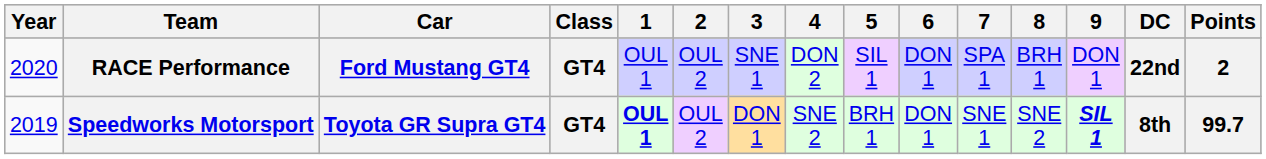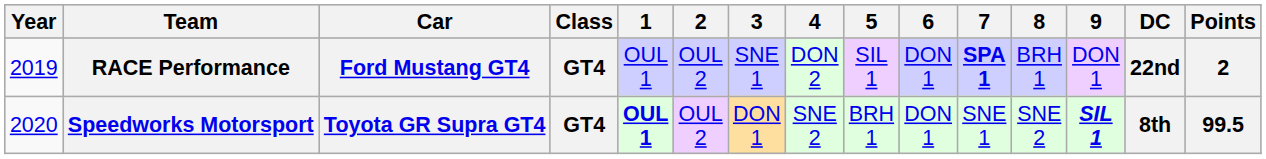(34, 67) 2020 -> (34, 67) 2019
(984, 67) normal -> (984, 67) bold
(34, 125) 2019 -> (34, 125) 2020
(1223, 125) 99.7 -> (1223, 125) 99.5
